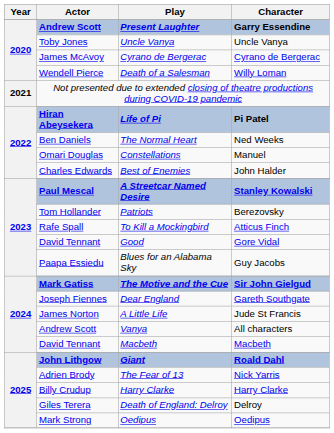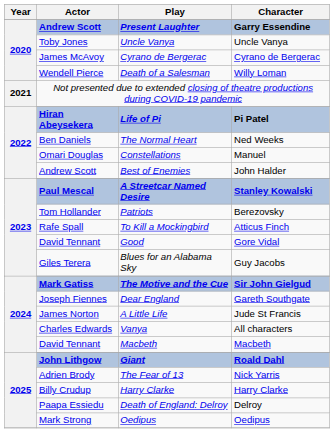(76, 170) Charles Edwards -> (68, 170) Andrew Scott
(71, 263) Paapa Essiedu -> (65, 263) Giles Terera
(68, 329) Andrew Scott -> (76, 329) Charles Edwards
(65, 405) Giles Terera -> (71, 405) Paapa Essiedu
